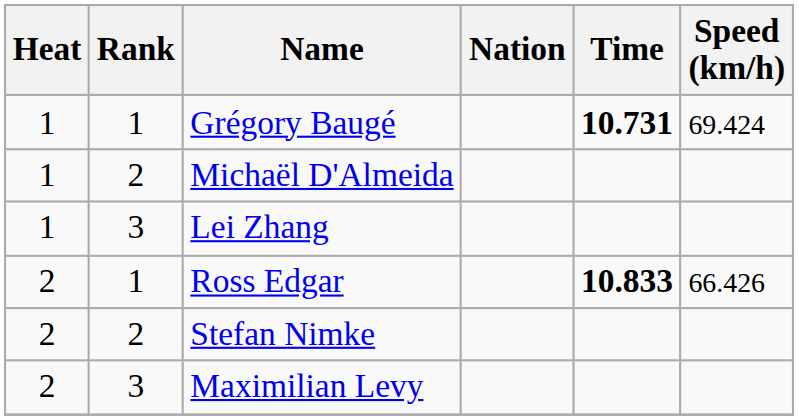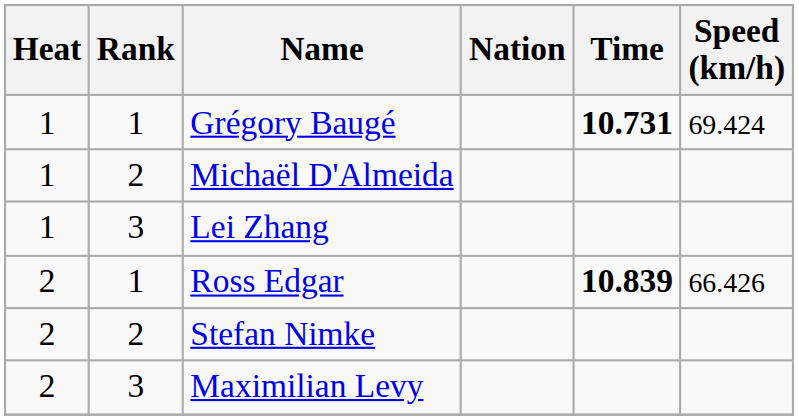(627, 280) 10.833 -> (627, 280) 10.839
